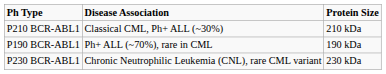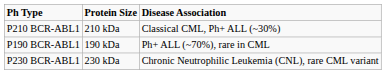columns swapped: (353, 12) <-> (127, 12)
